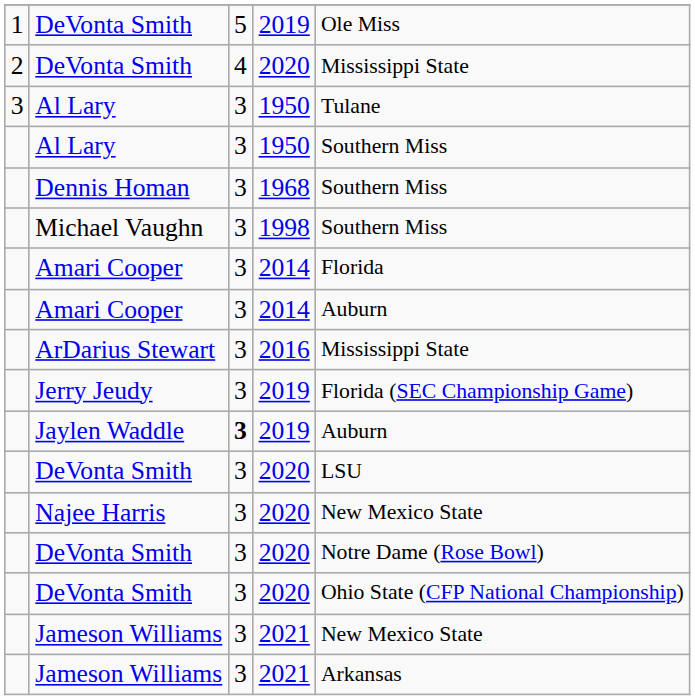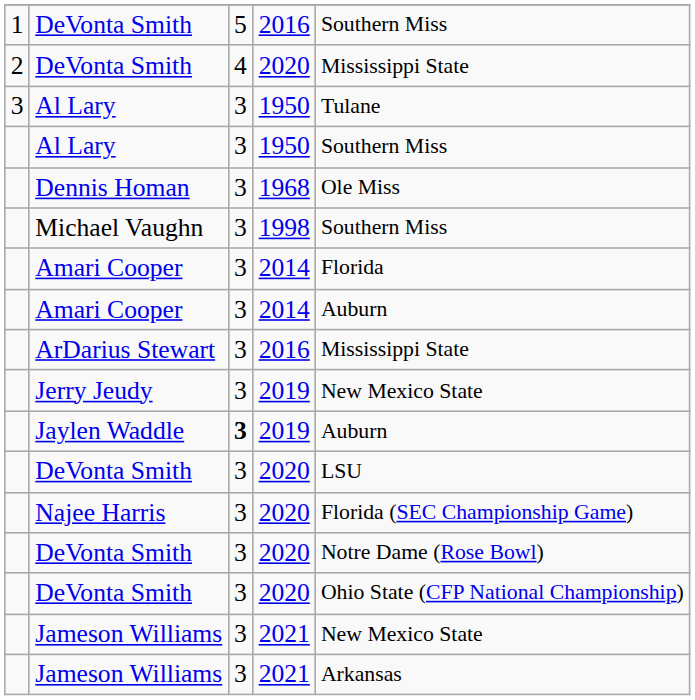(284, 24) 2019 -> (284, 24) 2016
(360, 24) Ole Miss -> (384, 24) Southern Miss
(384, 187) Southern Miss -> (360, 187) Ole Miss
(477, 390) Florida (SEC Championship Game) -> (402, 390) New Mexico State
(402, 512) New Mexico State -> (477, 512) Florida (SEC Championship Game)
